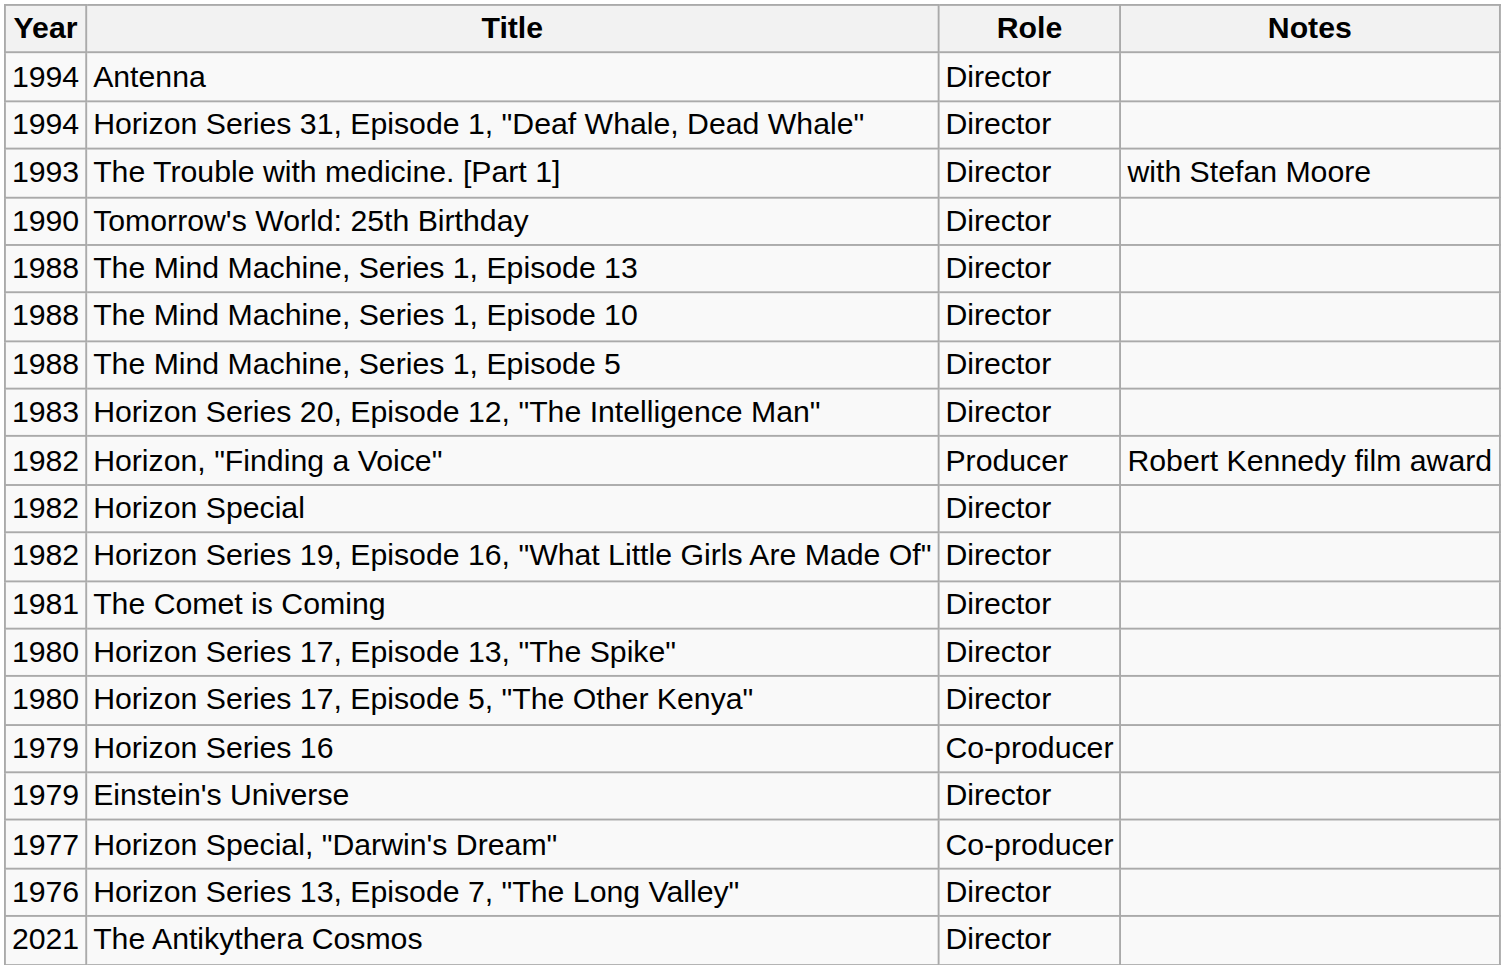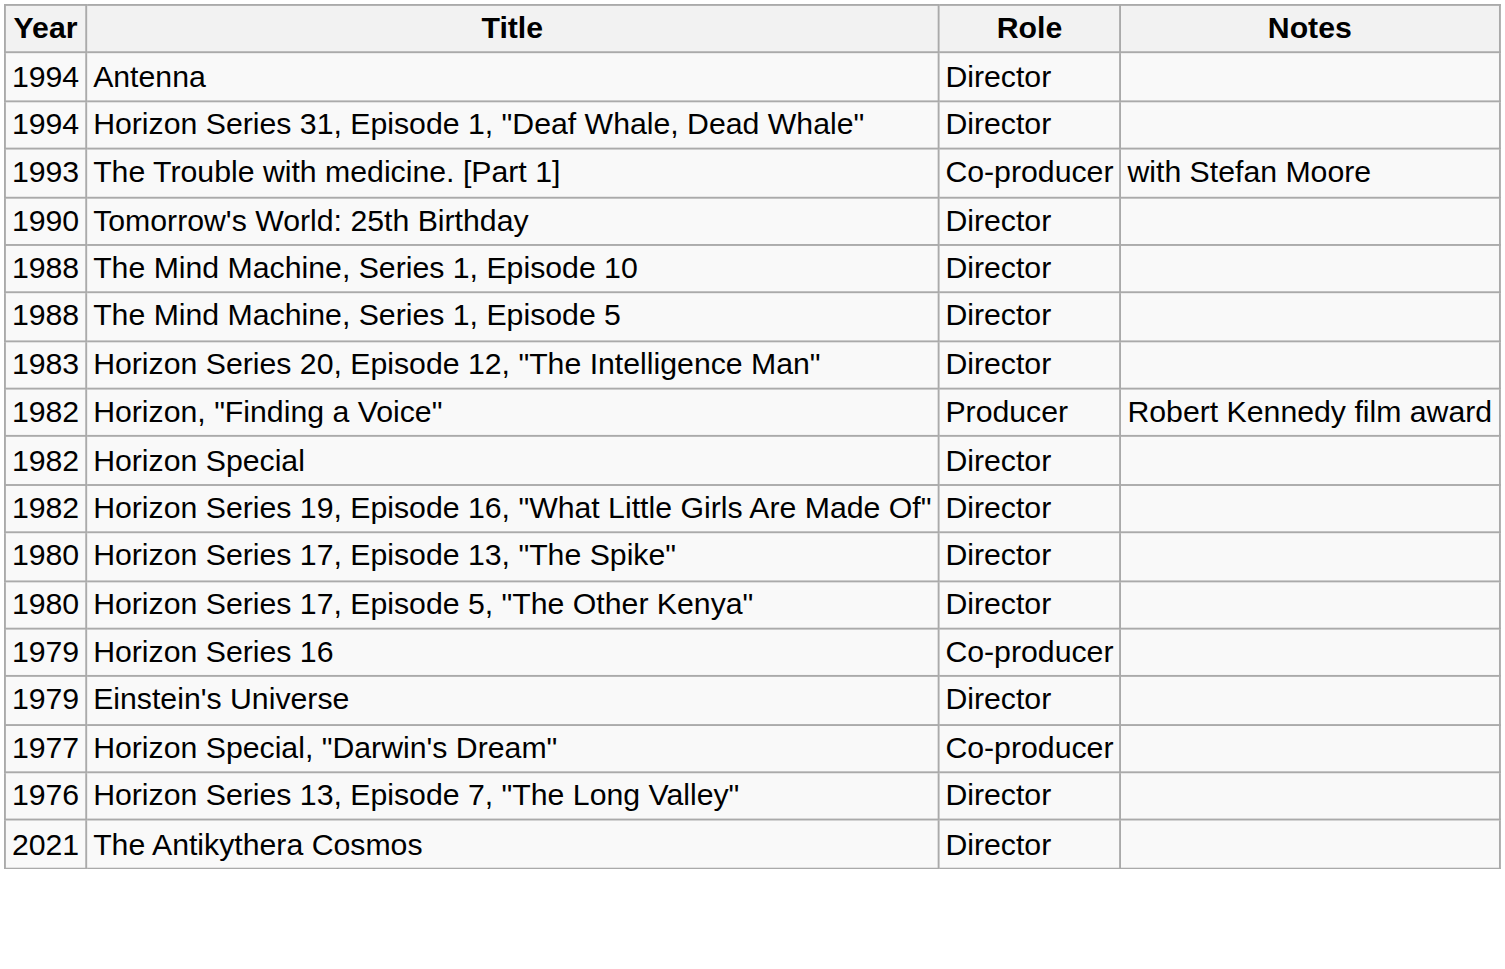(998, 172) Director -> (1029, 172) Co-producer
- row: (365, 268)
- row: (239, 603)
